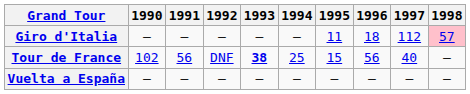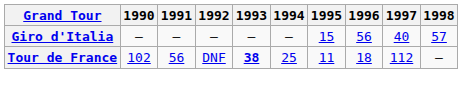(334, 36) 11 -> (327, 36) 15
(372, 36) 18 -> (364, 36) 56
(409, 36) 112 -> (402, 36) 40
(447, 36) pink background -> (439, 36) no background
(334, 57) 15 -> (327, 57) 11
(372, 57) 56 -> (364, 57) 18
(409, 57) 40 -> (402, 57) 112
- row: (66, 79)
